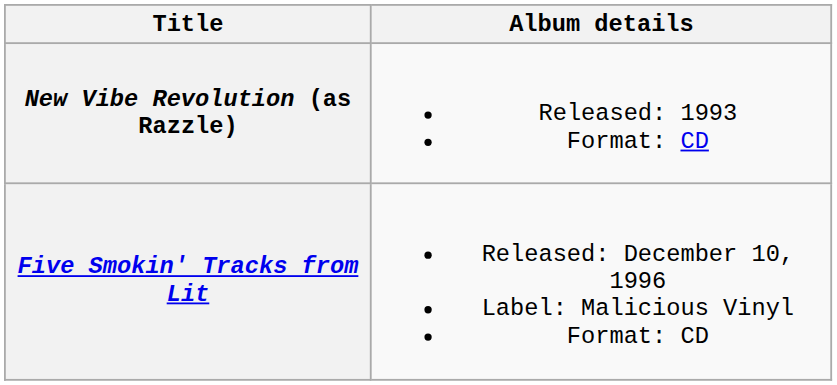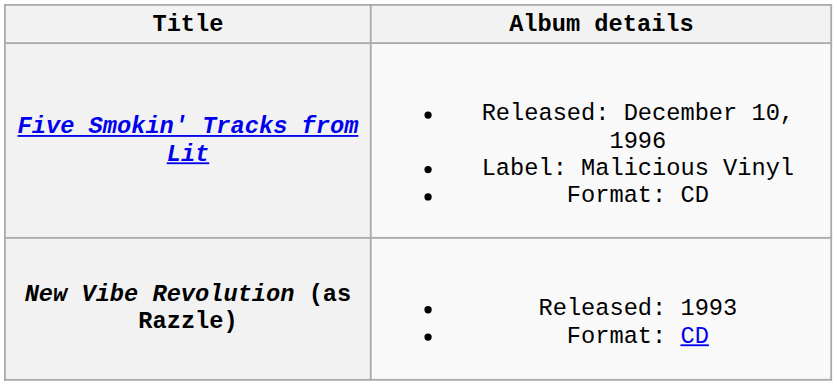rows swapped: (188, 114) <-> (188, 281)
